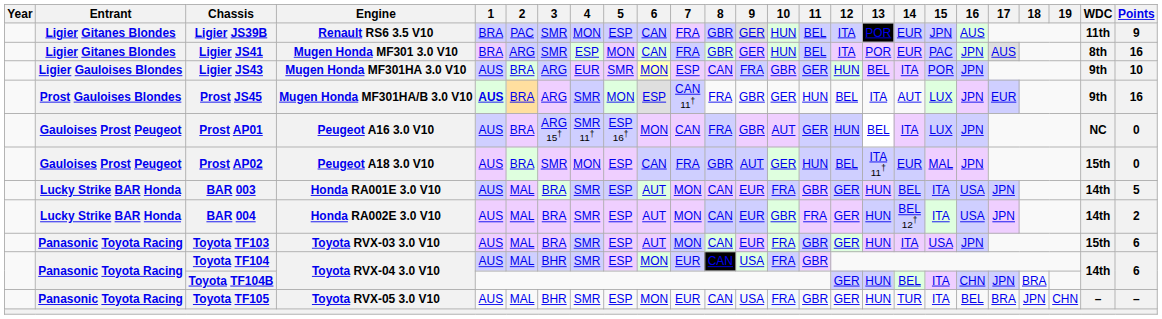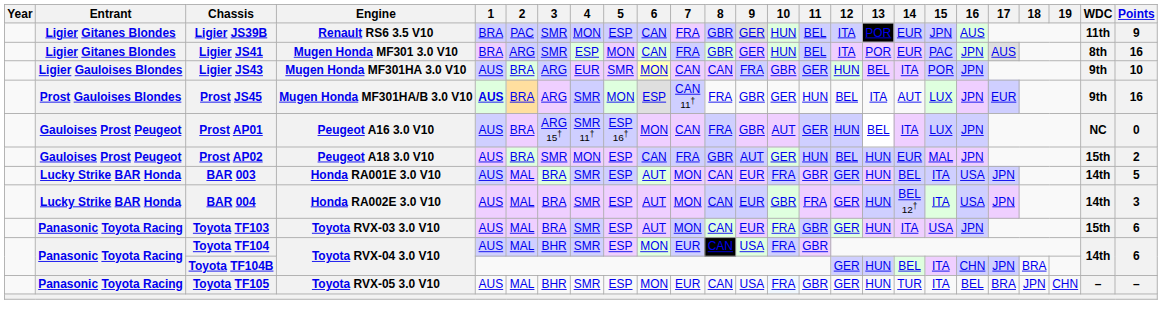(688, 70) ESP -> (688, 70) CAN
(878, 163) ITA 11† -> (878, 156) HUN
(1136, 164) 0 -> (1136, 156) 2
(1136, 216) 2 -> (1136, 201) 3
